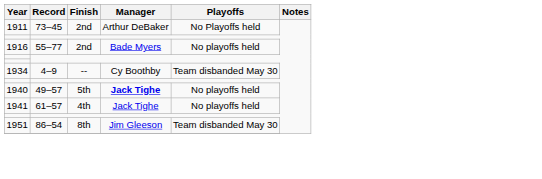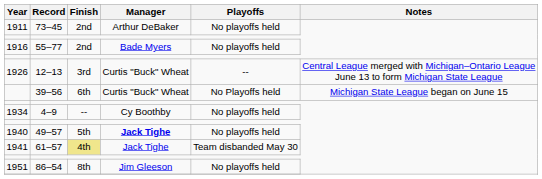(225, 27) No Playoffs held -> (246, 27) No playoffs held
+ row: (17, 72)
+ row: (17, 92)
(225, 71) Team disbanded May 30 -> (246, 112) No playoffs held
(84, 105) no background -> (84, 147) khaki background
(225, 105) No playoffs held -> (246, 147) Team disbanded May 30
(225, 125) Team disbanded May 30 -> (246, 166) No playoffs held
